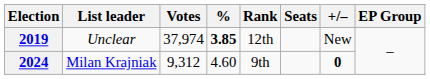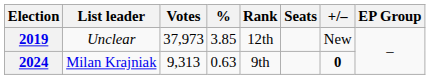(184, 39) 37,974 -> (184, 39) 37,973
(223, 39) bold -> (223, 39) normal
(184, 62) 9,312 -> (184, 62) 9,313
(223, 62) 4.60 -> (223, 62) 0.63
